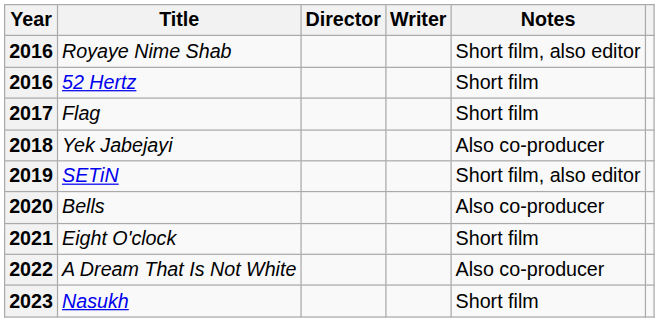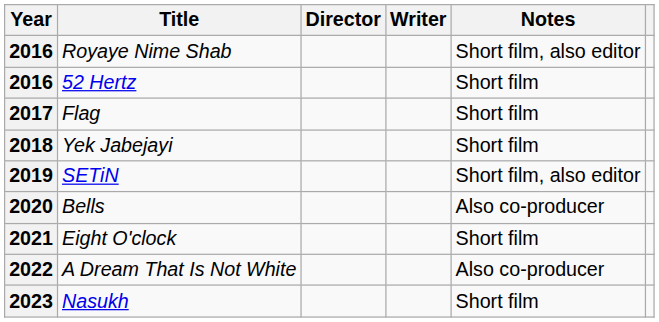(530, 144) Also co-producer -> (497, 144) Short film
